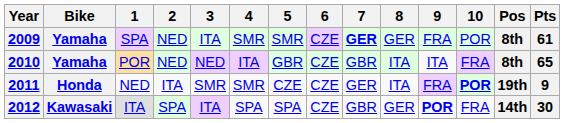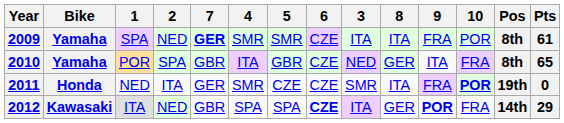columns swapped: (210, 16) <-> (361, 16)
(399, 39) GER -> (399, 39) ITA
(172, 62) NED -> (172, 62) SPA
(399, 62) ITA -> (399, 62) GER
(545, 85) 9 -> (545, 85) 0
(172, 107) SPA -> (172, 107) NED
(325, 107) normal -> (324, 107) bold
(545, 107) 30 -> (545, 107) 29
